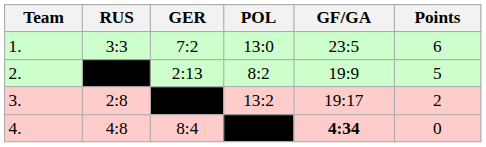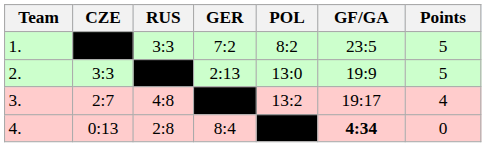+ column: (103, 18)
(259, 45) 13:0 -> (287, 45) 8:2
(437, 45) 6 -> (443, 45) 5
(259, 73) 8:2 -> (287, 73) 13:0
(117, 100) 2:8 -> (163, 100) 4:8
(437, 100) 2 -> (443, 100) 4
(117, 127) 4:8 -> (163, 127) 2:8
